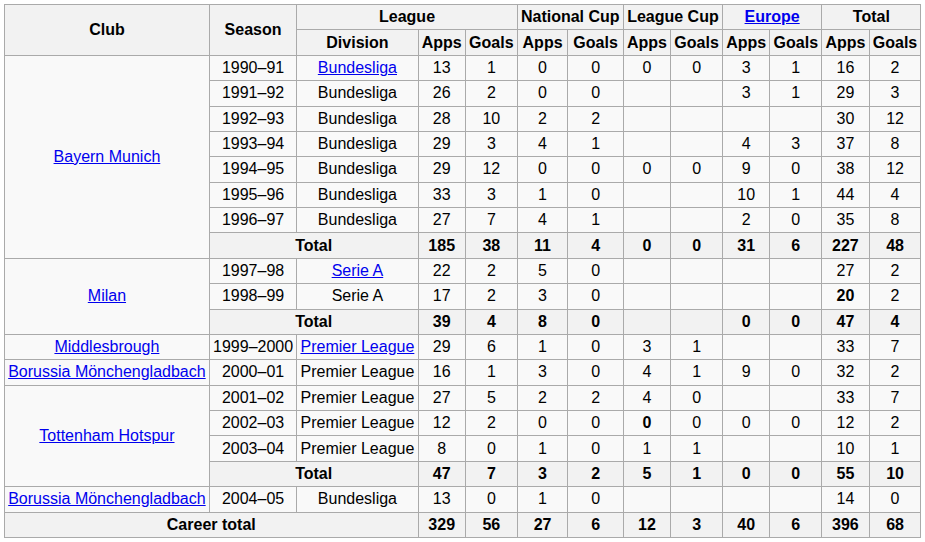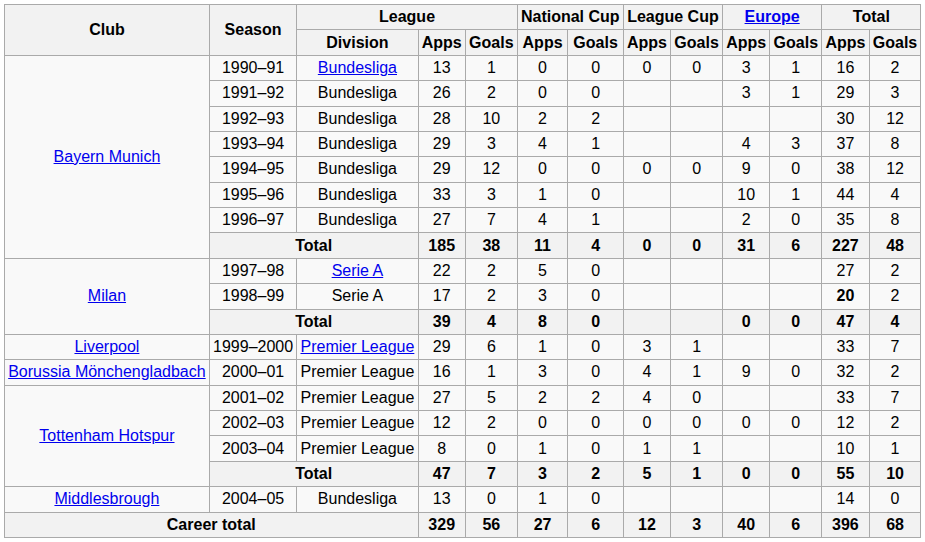(107, 347) Middlesbrough -> (107, 347) Liverpool
(647, 423) bold -> (647, 423) normal
(107, 499) Borussia Mönchengladbach -> (107, 499) Middlesbrough
